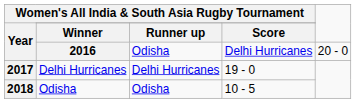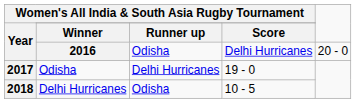(83, 70) Delhi Hurricanes -> (58, 70) Odisha
(58, 88) Odisha -> (83, 88) Delhi Hurricanes
